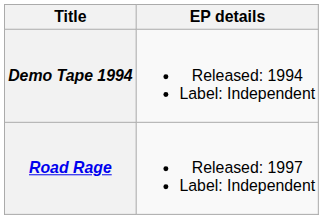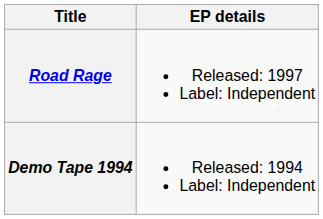rows swapped: (70, 75) <-> (70, 168)
